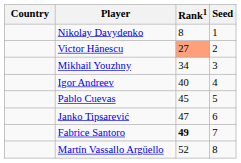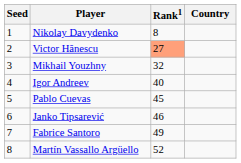columns swapped: (30, 14) <-> (223, 14)
(183, 65) 34 -> (158, 65) 32
(183, 116) 47 -> (158, 116) 46
(183, 132) bold -> (158, 132) normal
